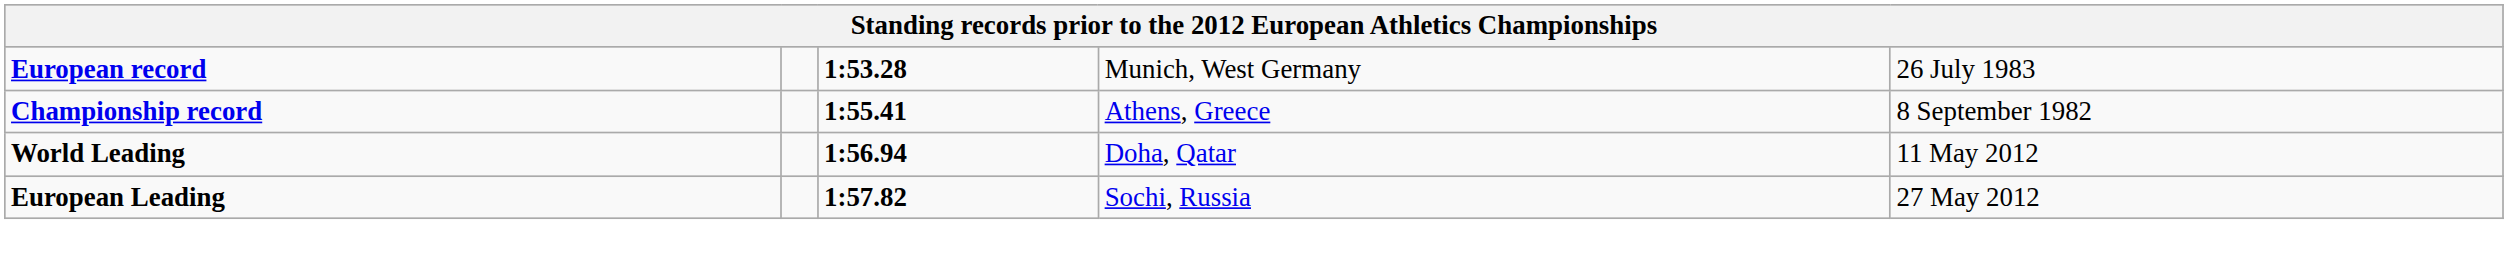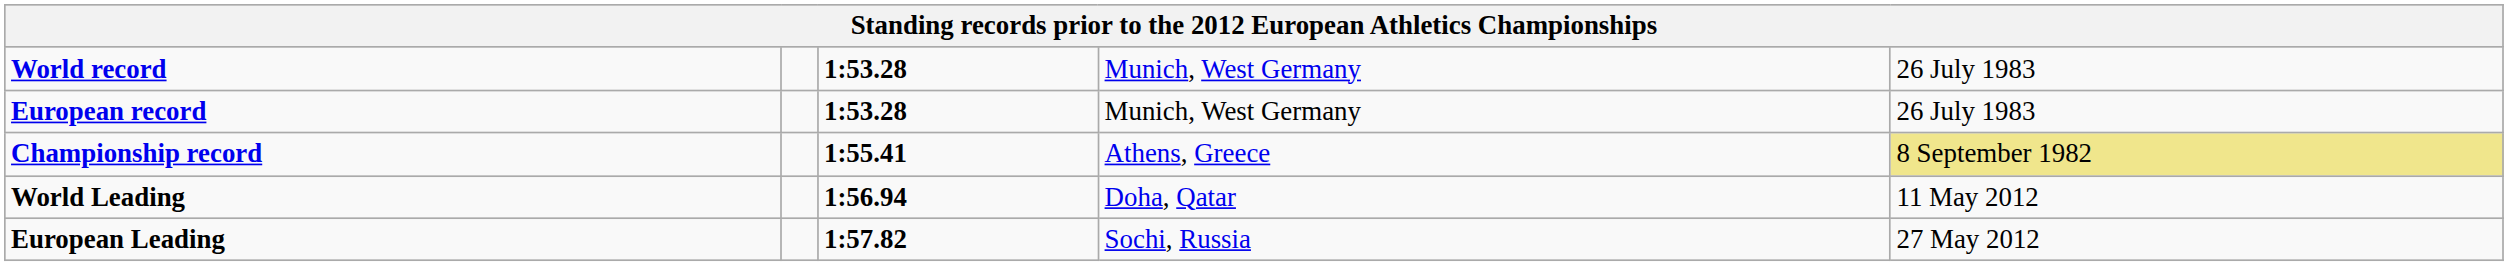+ row: (89, 68)
(1994, 111) no background -> (1994, 153) khaki background
